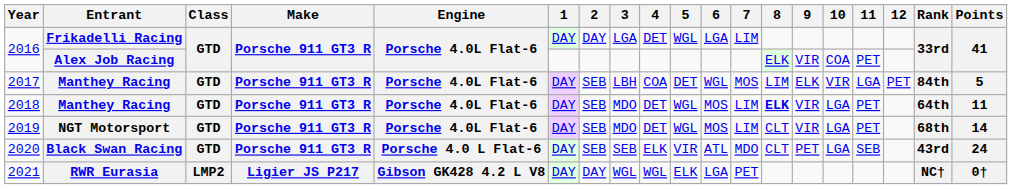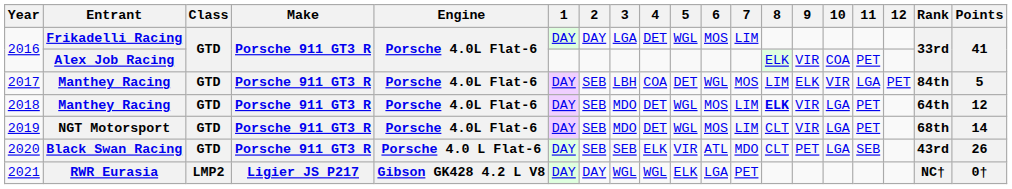(716, 38) LGA -> (716, 38) MOS
(980, 105) 11 -> (980, 105) 12
(980, 150) 24 -> (980, 150) 26
